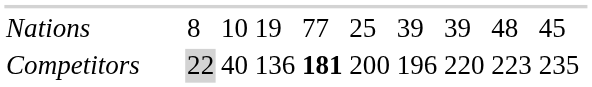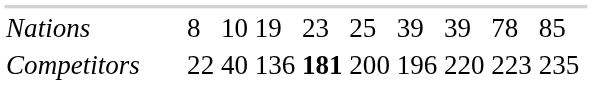(316, 28) 77 -> (316, 28) 23
(505, 28) 48 -> (505, 28) 78
(552, 28) 45 -> (552, 28) 85
(201, 65) lightgrey background -> (201, 65) no background
